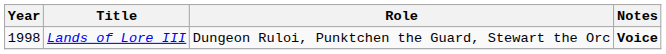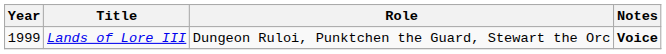(24, 38) 1998 -> (24, 38) 1999
